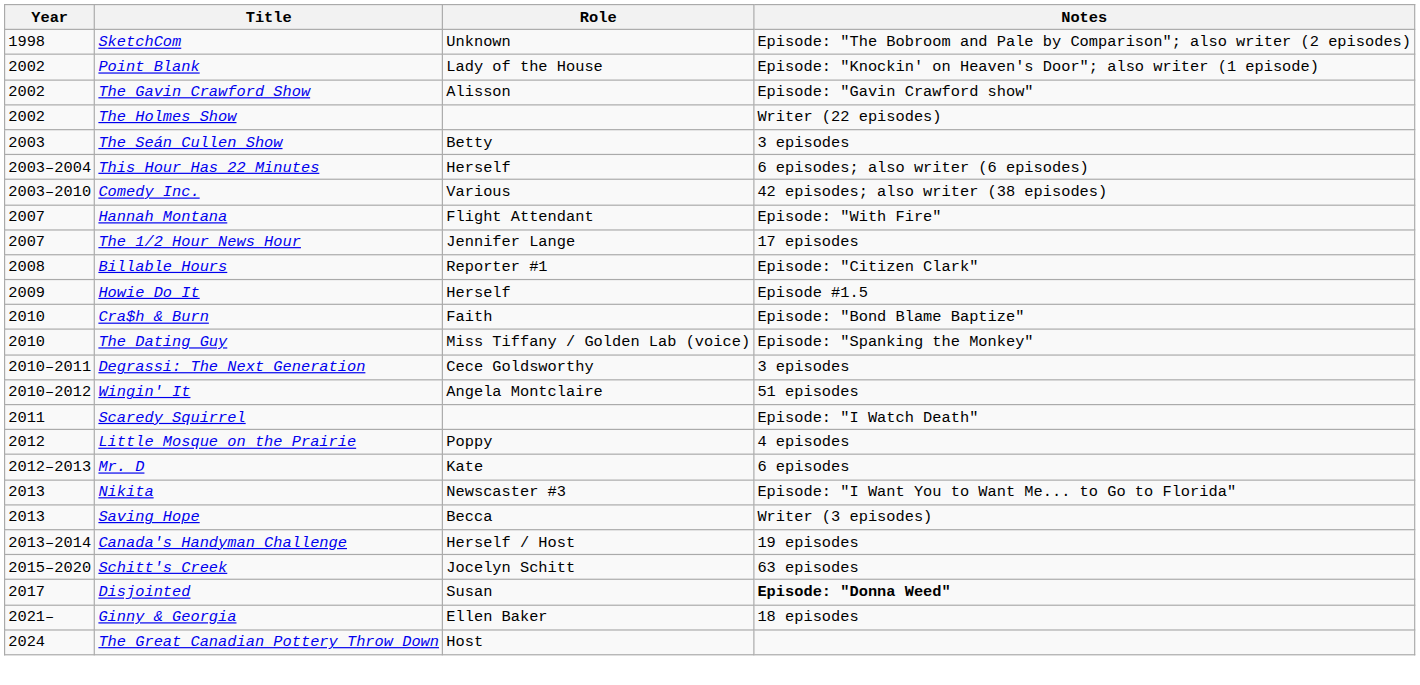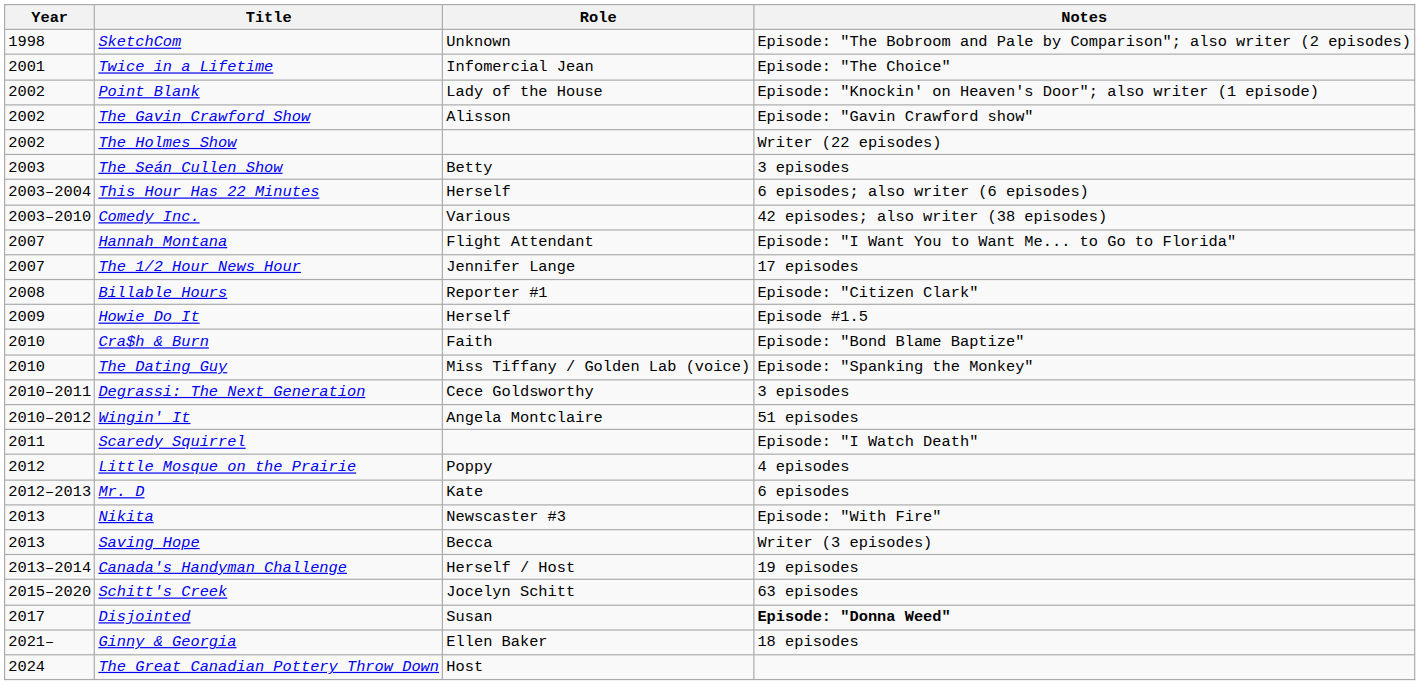+ row: (186, 67)
(849, 217) Episode: "With Fire" -> (997, 242) Episode: "I Want You to Want Me... to Go to Florida"
(997, 492) Episode: "I Want You to Want Me... to Go to Florida" -> (849, 517) Episode: "With Fire"
